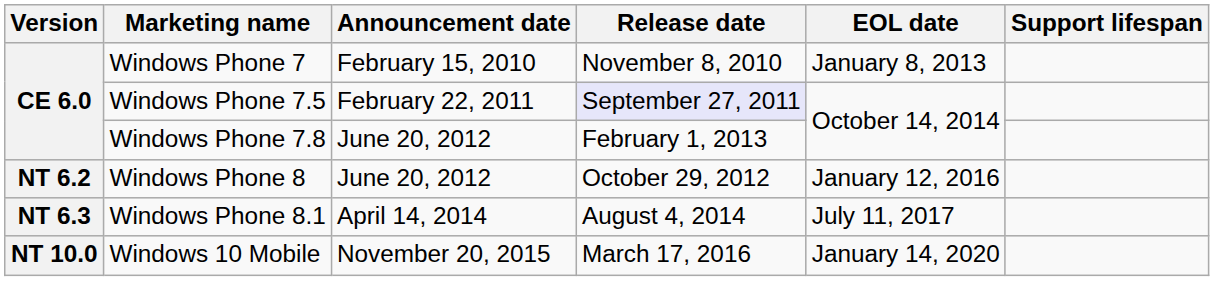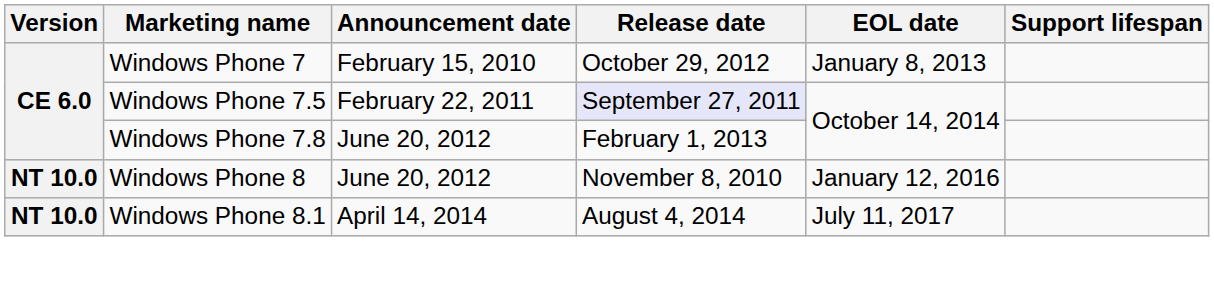(682, 62) November 8, 2010 -> (676, 62) October 29, 2012
(54, 178) NT 6.2 -> (54, 178) NT 10.0
(676, 178) October 29, 2012 -> (682, 178) November 8, 2010
(54, 216) NT 6.3 -> (54, 216) NT 10.0
- row: (215, 255)
